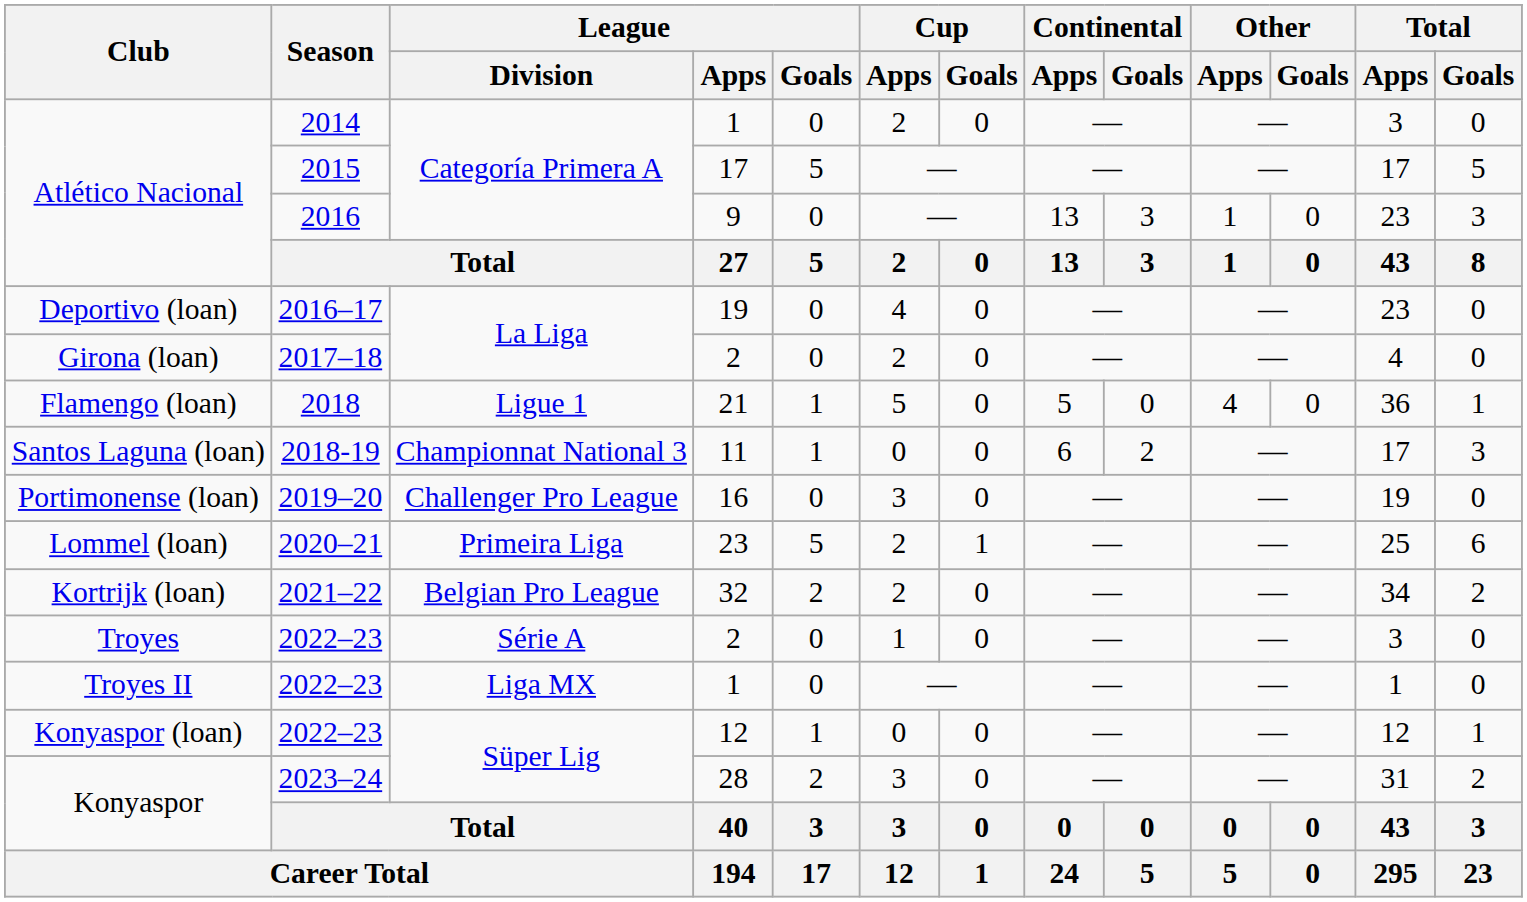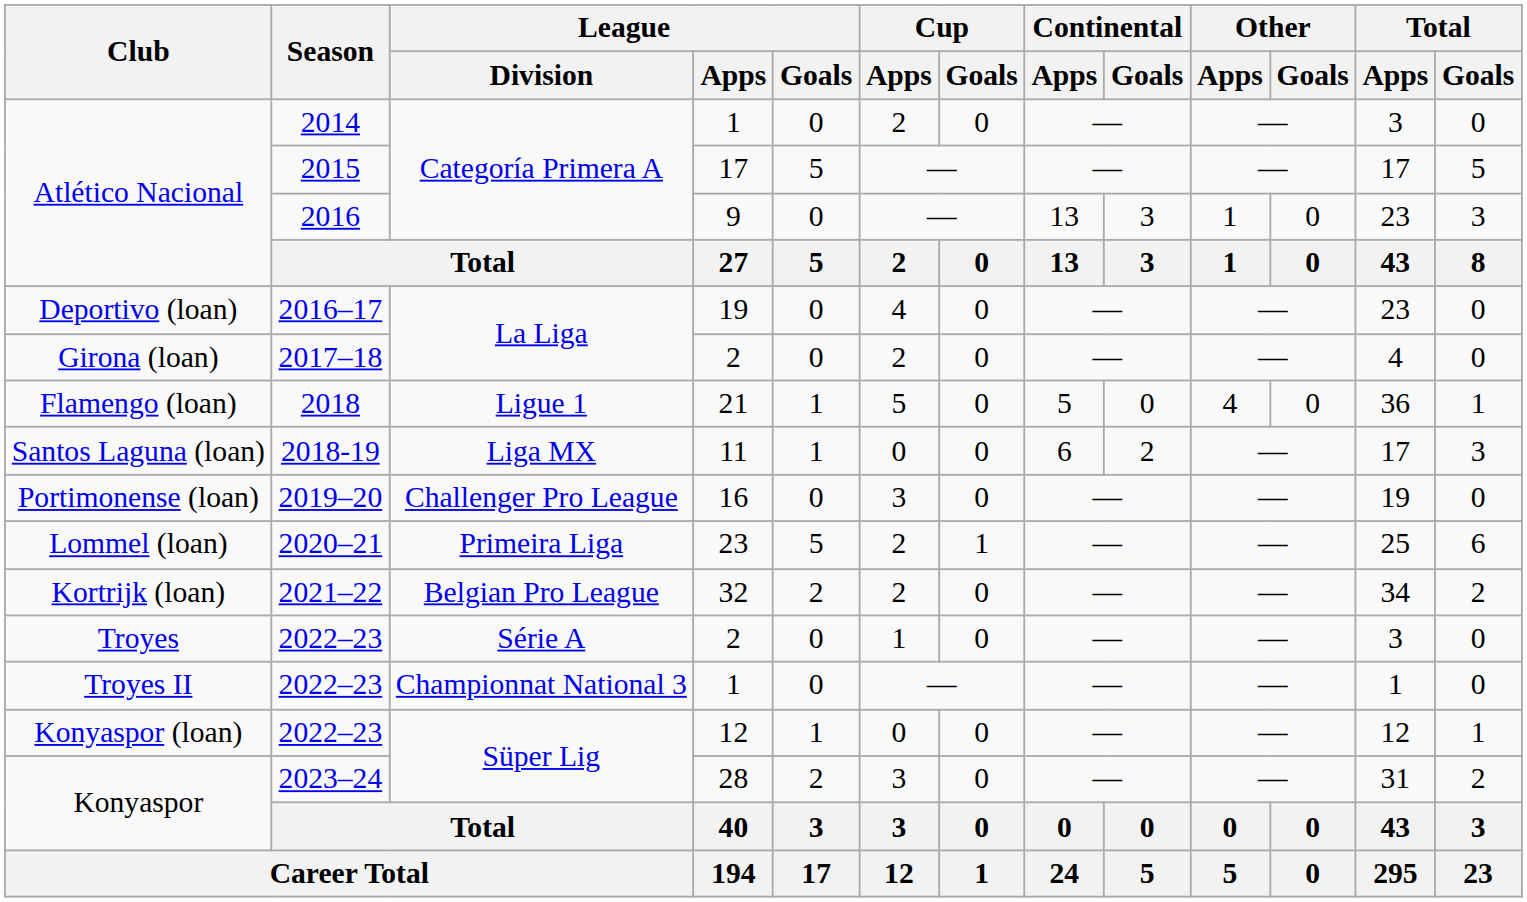(541, 450) Championnat National 3 -> (541, 450) Liga MX
(541, 685) Liga MX -> (541, 685) Championnat National 3
